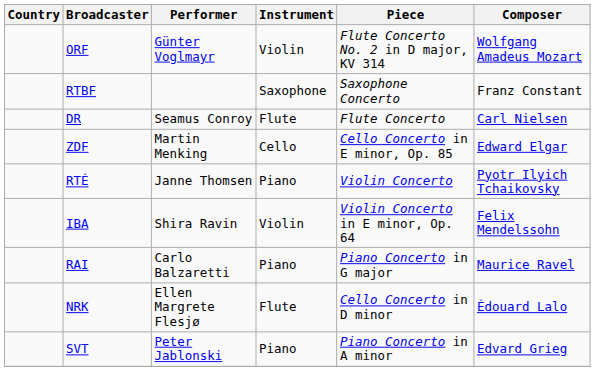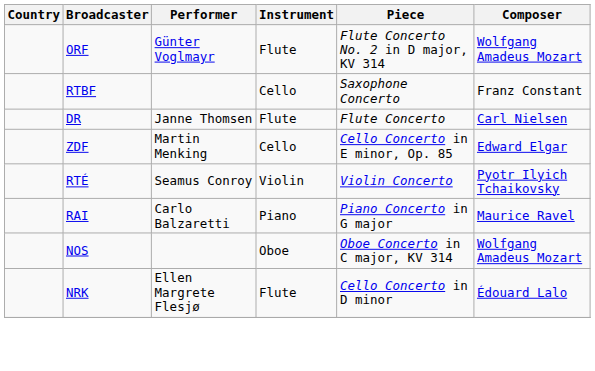(281, 49) Violin -> (278, 49) Flute
(293, 91) Saxophone -> (278, 91) Cello
(203, 119) Seamus Conroy -> (203, 119) Janne Thomsen
(203, 181) Janne Thomsen -> (203, 181) Seamus Conroy
(278, 181) Piano -> (281, 181) Violin
- row: (77, 223)
+ row: (77, 251)
- row: (77, 349)
